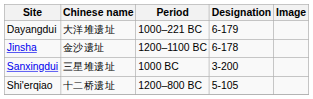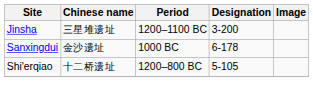- row: (32, 30)
(84, 48) 金沙遗址 -> (89, 29) 三星堆遗址
(225, 48) 6-178 -> (225, 30) 3-200
(89, 66) 三星堆遗址 -> (84, 48) 金沙遗址
(225, 67) 3-200 -> (225, 48) 6-178
